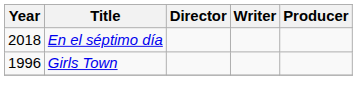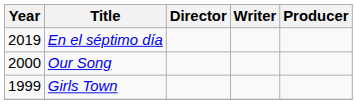(24, 39) 2018 -> (24, 39) 2019
+ row: (80, 63)
(24, 63) 1996 -> (24, 87) 1999
